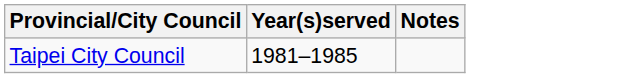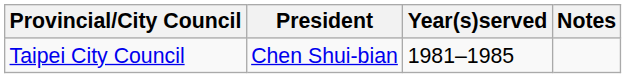+ column: (324, 21)
